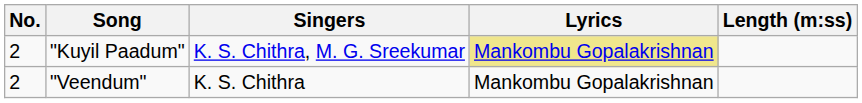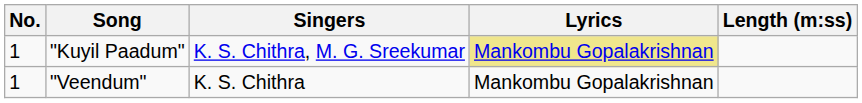(15, 51) 2 -> (15, 51) 1
(15, 82) 2 -> (15, 82) 1
